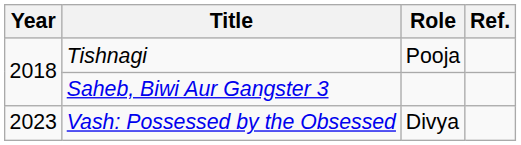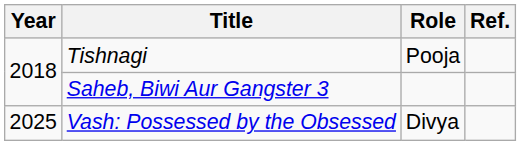(33, 122) 2023 -> (33, 122) 2025
